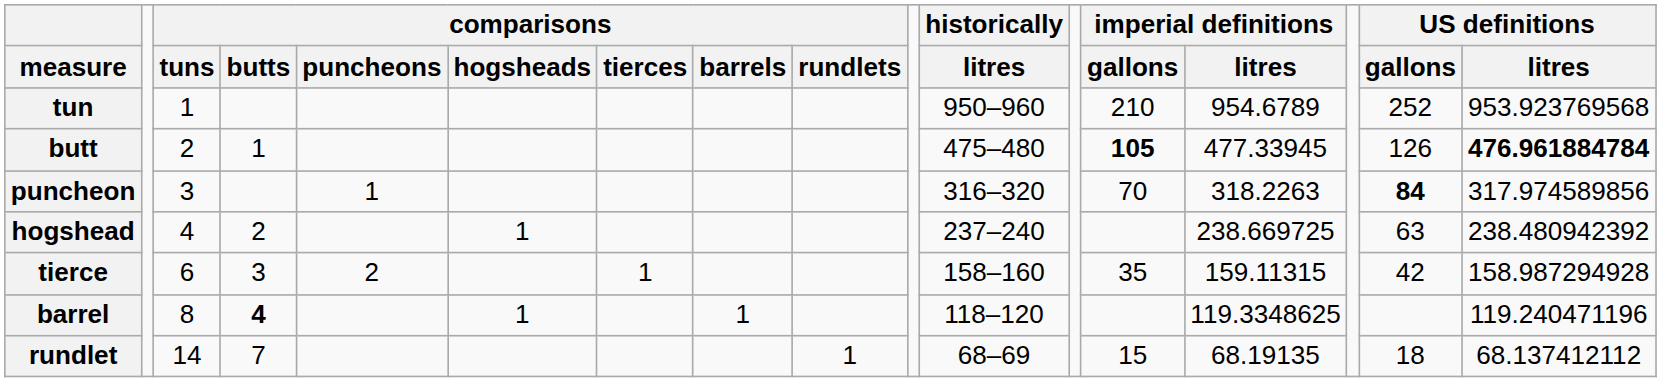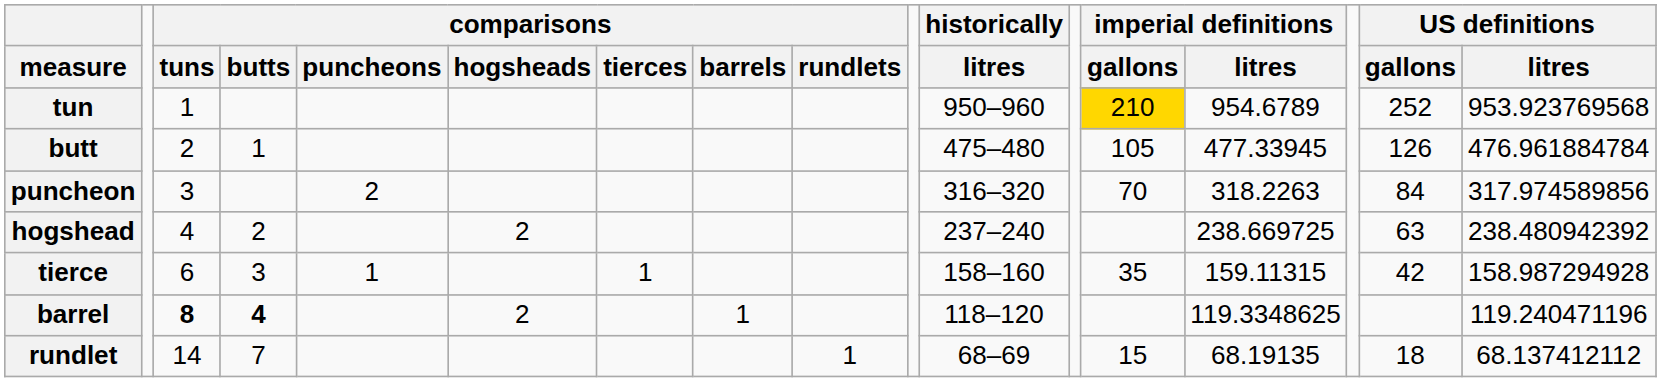(1133, 107) no background -> (1133, 107) gold background
(1133, 149) bold -> (1133, 149) normal
(1559, 149) bold -> (1559, 149) normal
(372, 190) 1 -> (372, 190) 2
(1410, 190) bold -> (1410, 190) normal
(522, 231) 1 -> (522, 231) 2
(372, 273) 2 -> (372, 273) 1
(187, 314) normal -> (187, 314) bold
(522, 314) 1 -> (522, 314) 2
